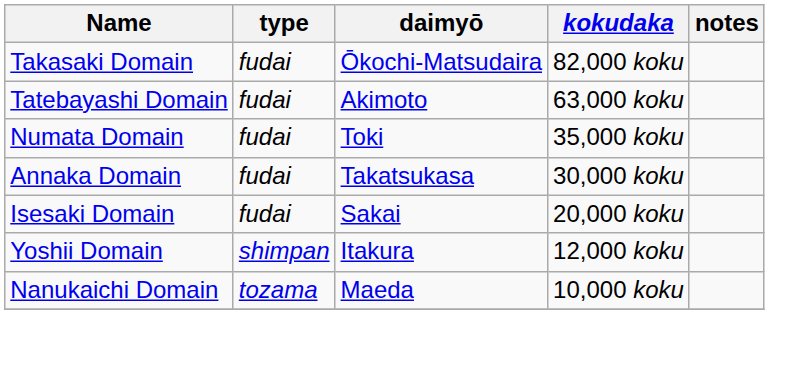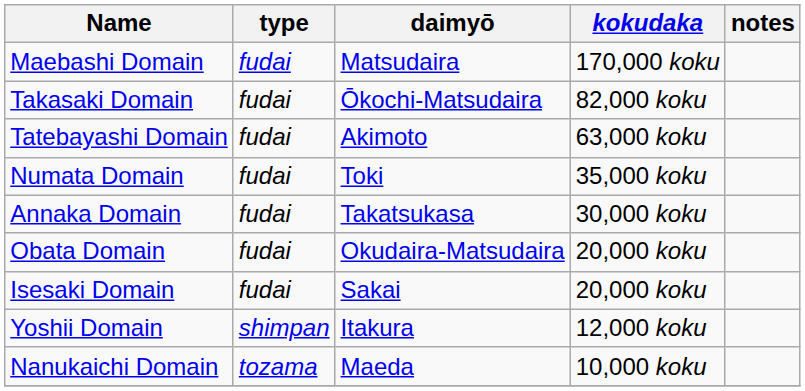+ row: (107, 61)
+ row: (88, 251)
